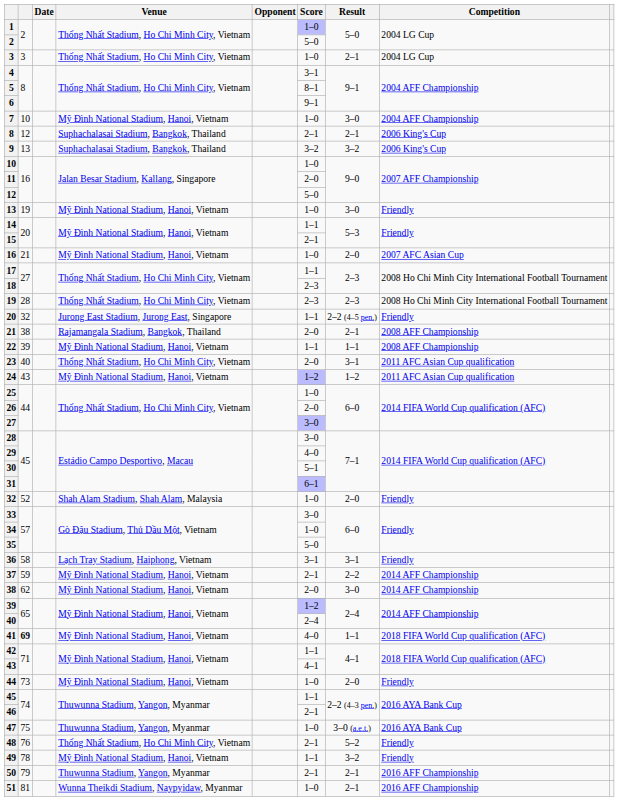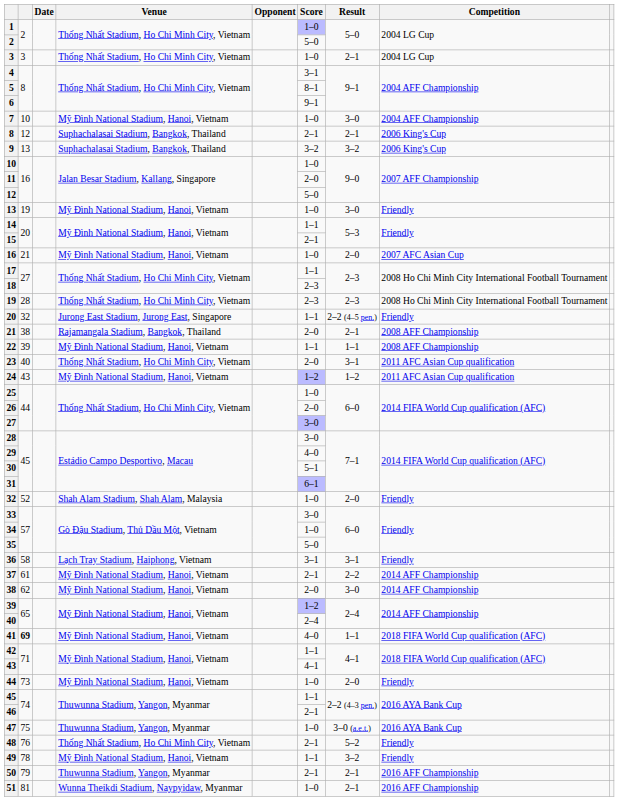(25, 575) 59 -> (25, 575) 61
